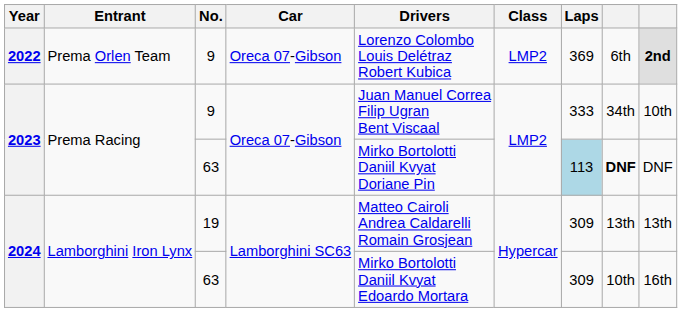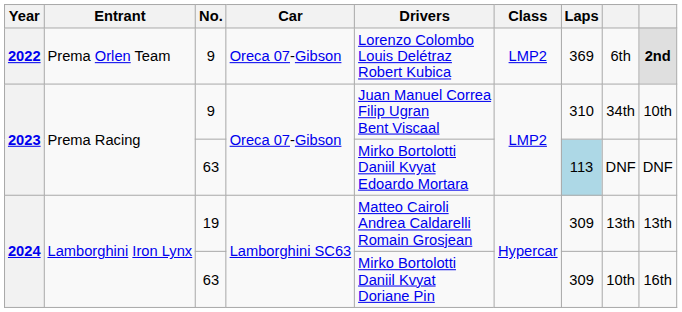(582, 112) 333 -> (582, 112) 310
(407, 168) Mirko Bortolotti Daniil Kvyat Doriane Pin -> (413, 168) Mirko Bortolotti Daniil Kvyat Edoardo Mortara
(621, 168) bold -> (621, 168) normal
(413, 279) Mirko Bortolotti Daniil Kvyat Edoardo Mortara -> (407, 279) Mirko Bortolotti Daniil Kvyat Doriane Pin
